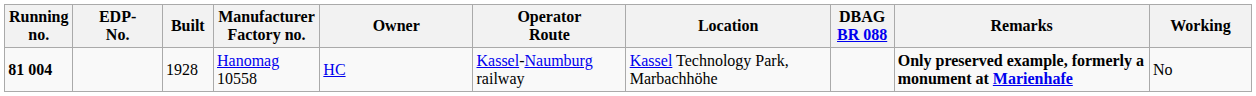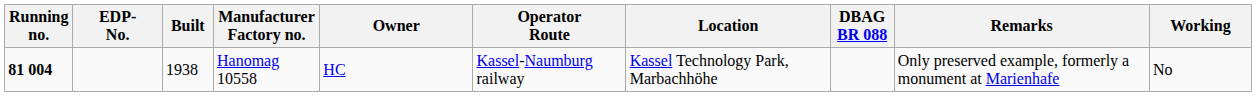(182, 69) 1928 -> (182, 69) 1938
(1021, 69) bold -> (1013, 69) normal
